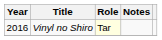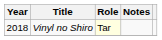(17, 27) 2016 -> (17, 27) 2018
